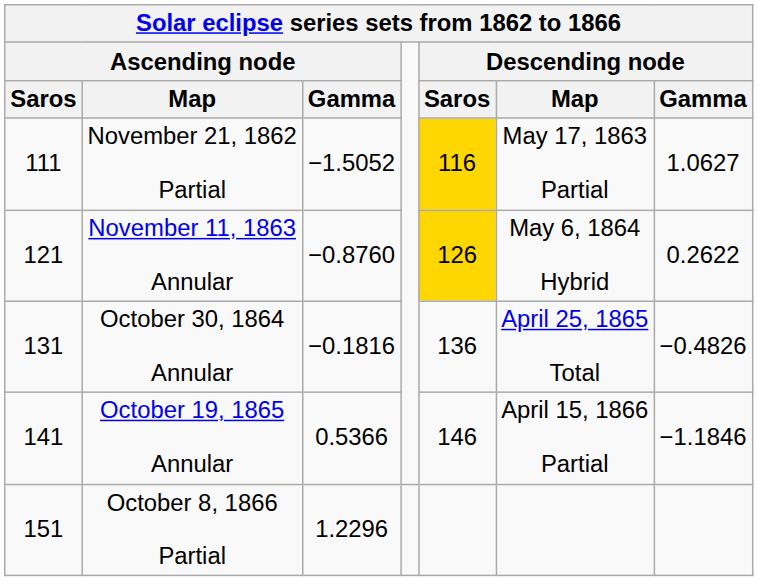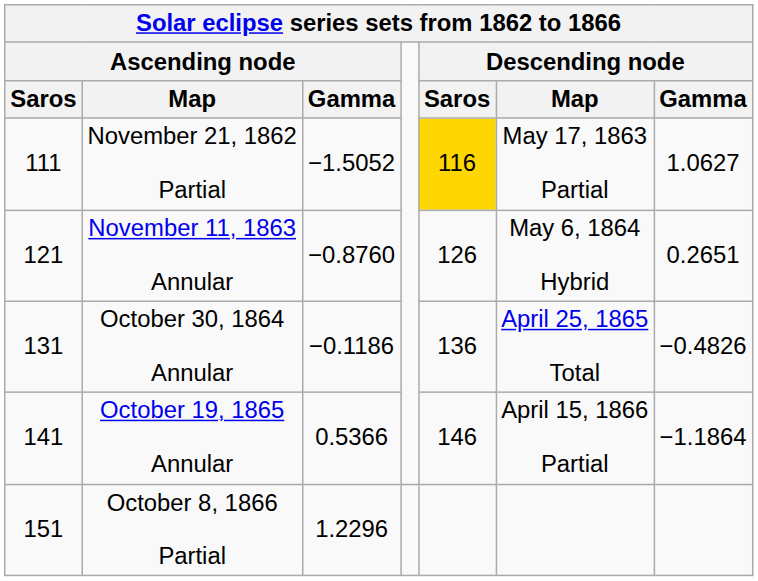(457, 255) gold background -> (457, 255) no background
(703, 255) 0.2622 -> (703, 255) 0.2651
(352, 346) −0.1816 -> (352, 346) −0.1186
(703, 437) −1.1846 -> (703, 437) −1.1864
